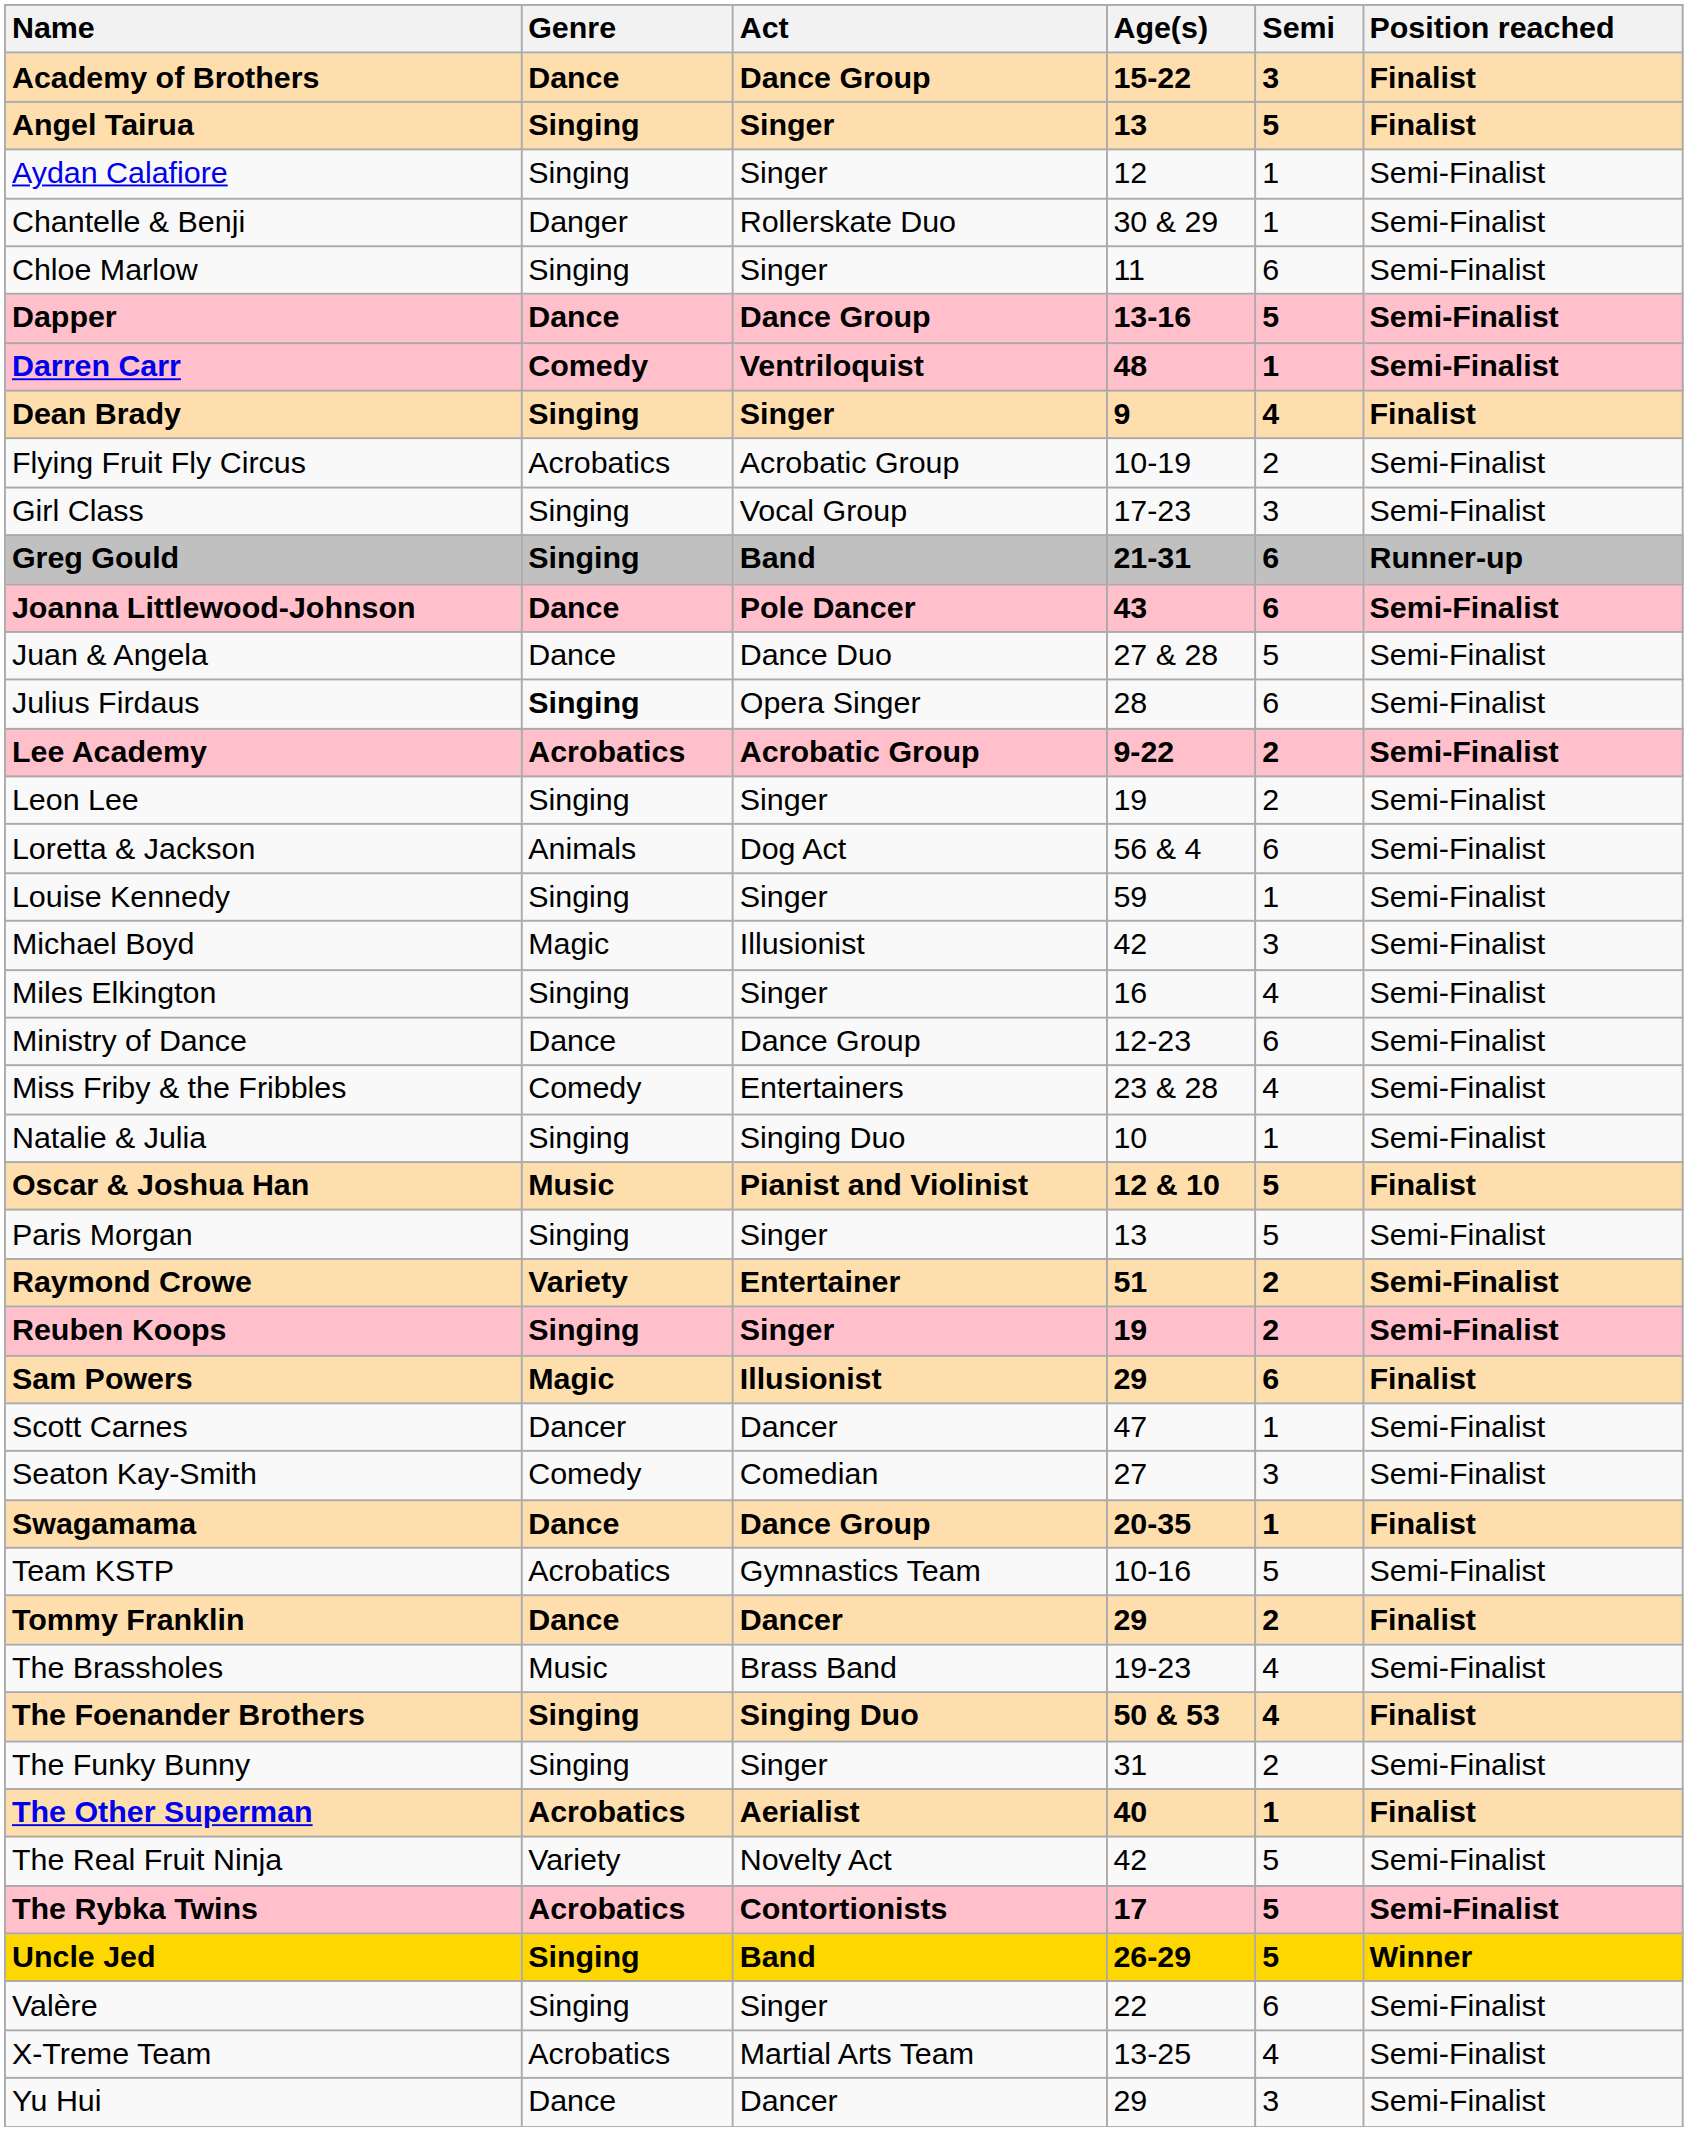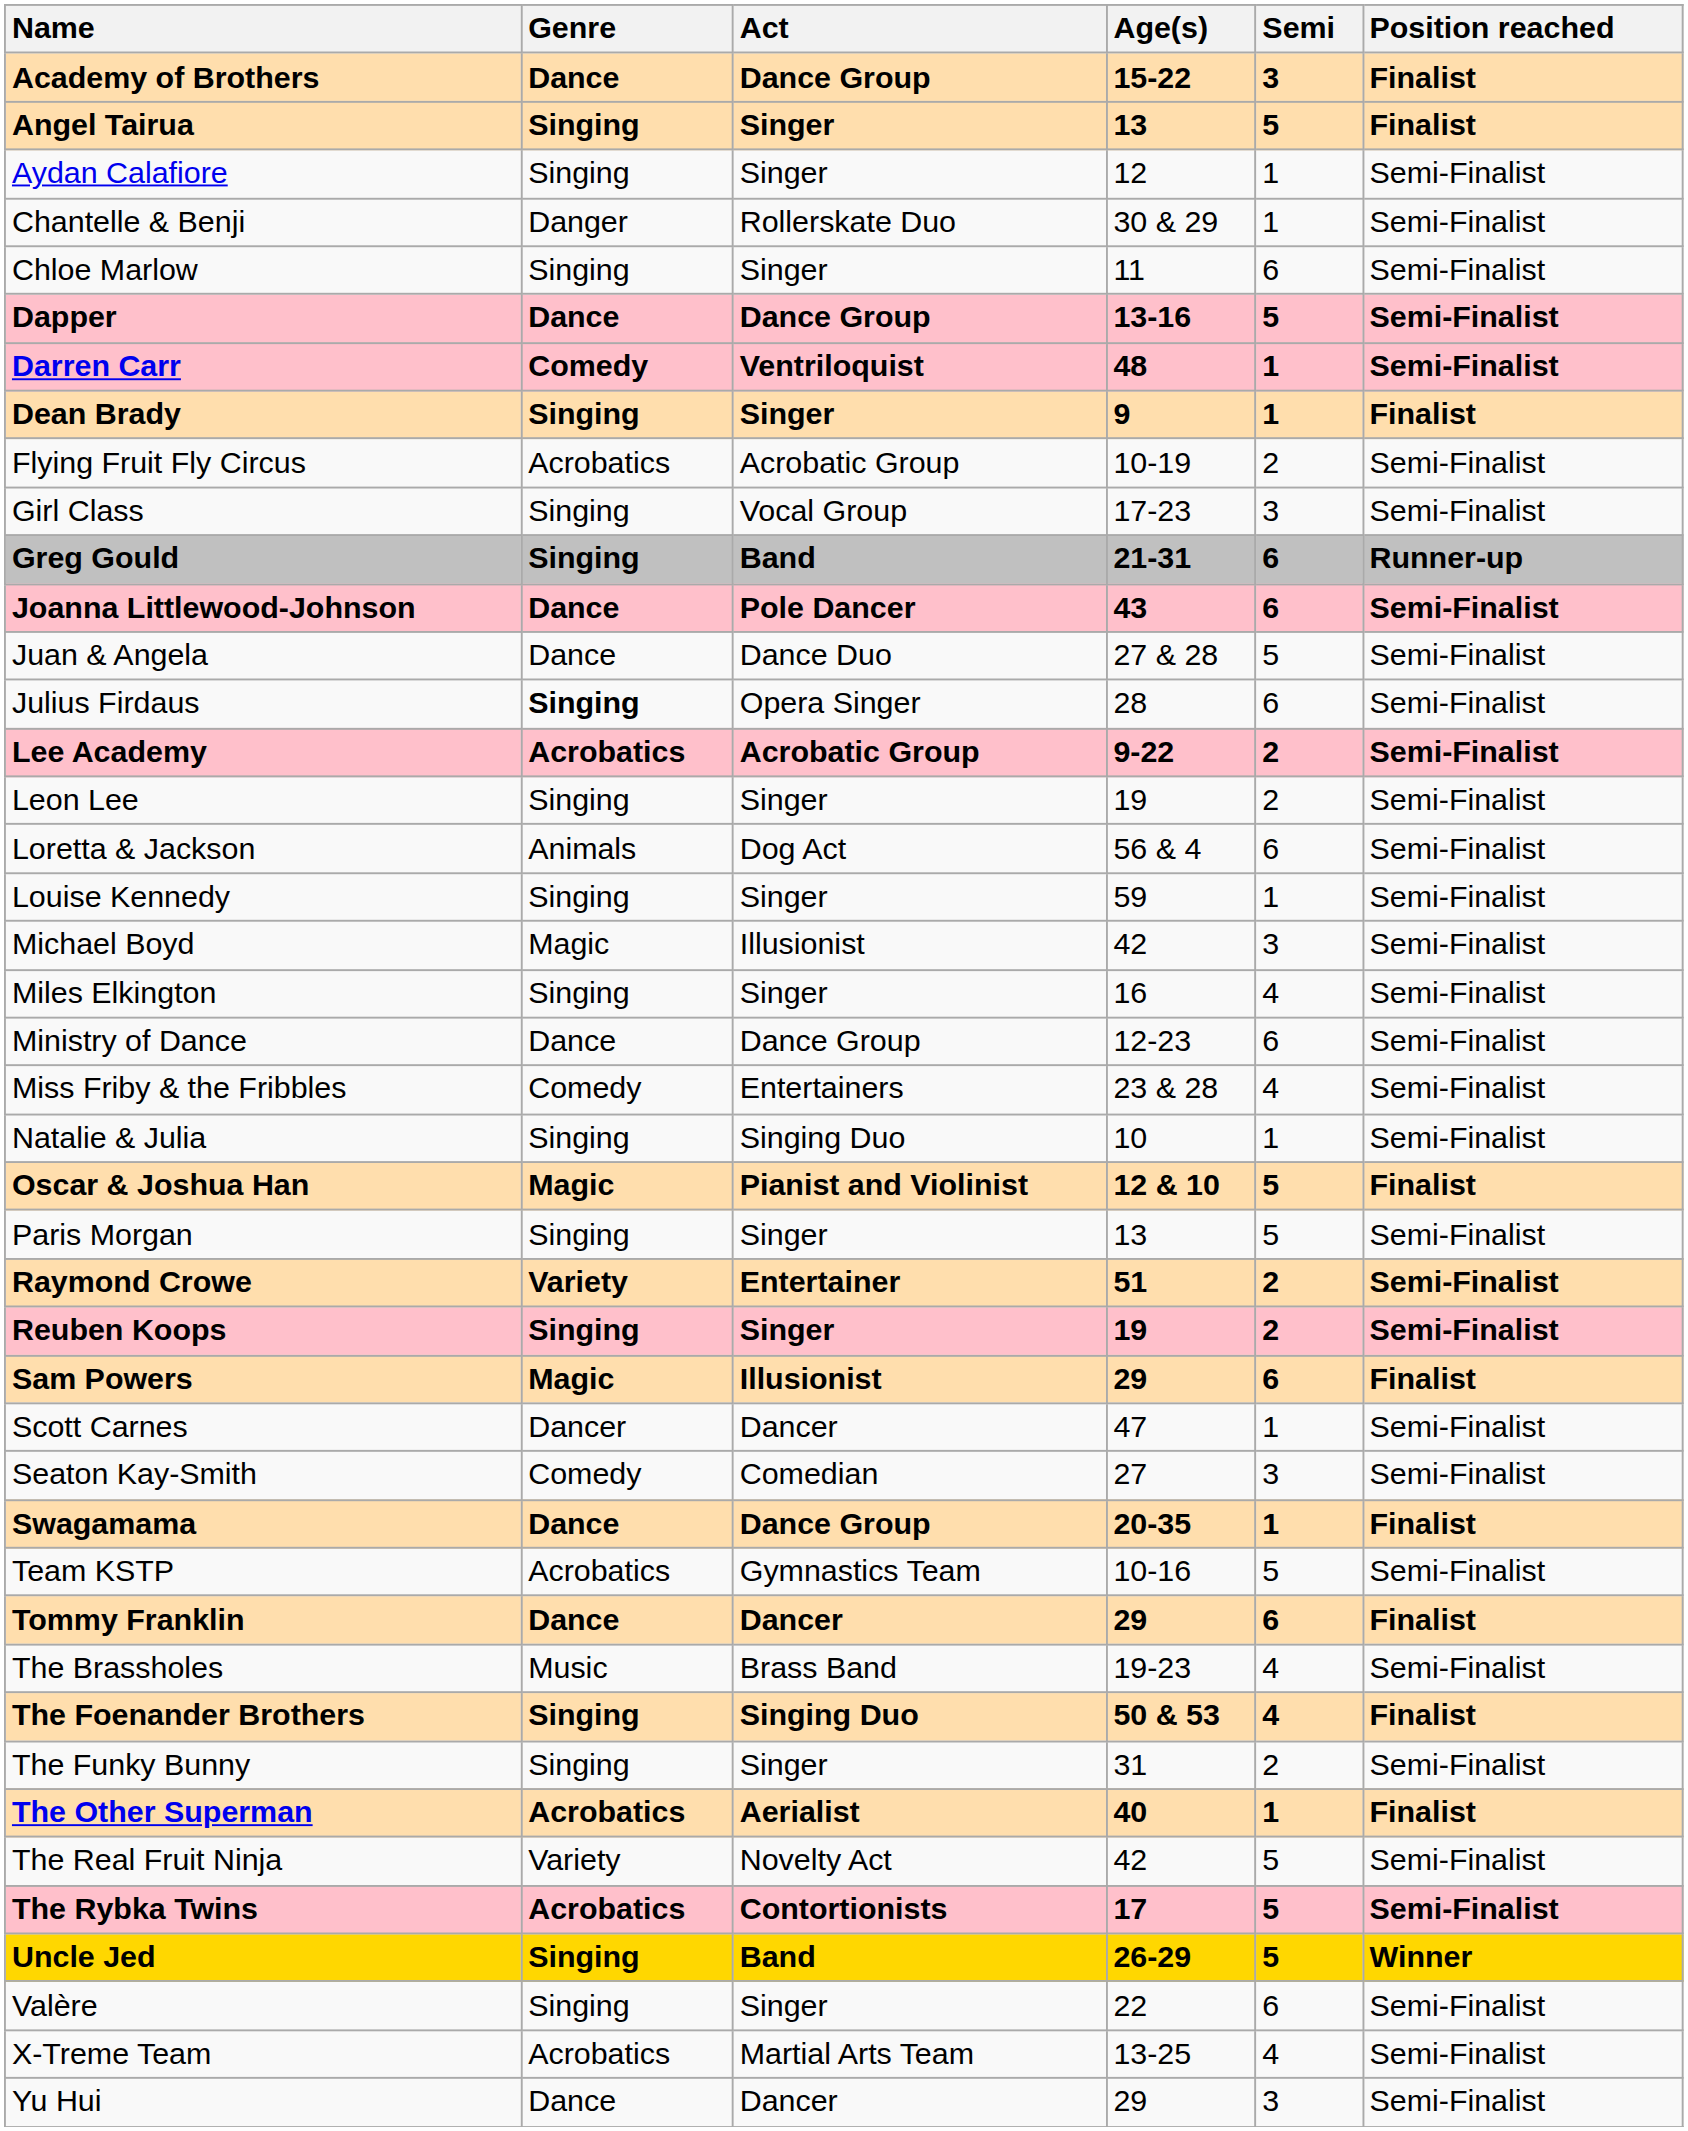(1271, 414) 4 -> (1271, 414) 1
(571, 1185) Music -> (571, 1185) Magic
(1271, 1619) 2 -> (1271, 1619) 6
